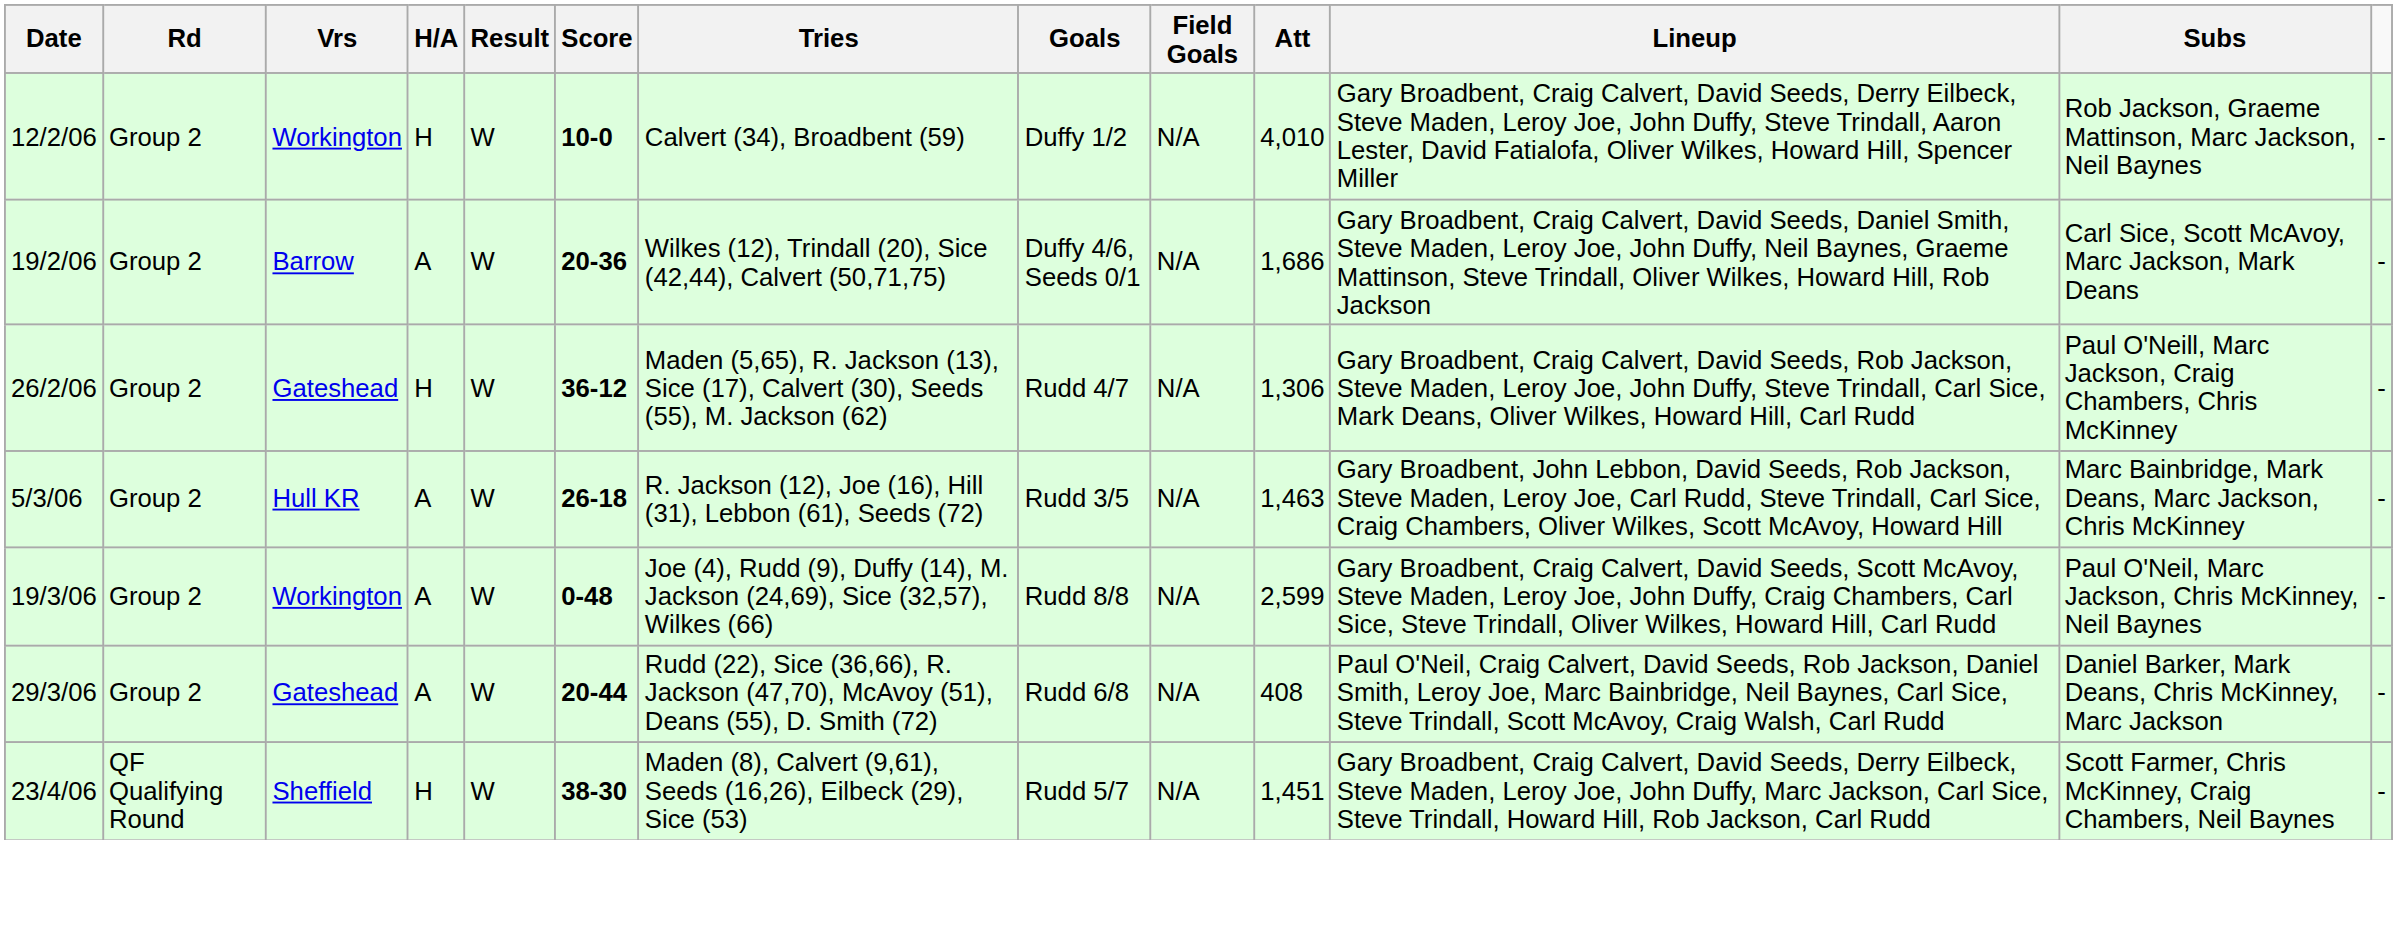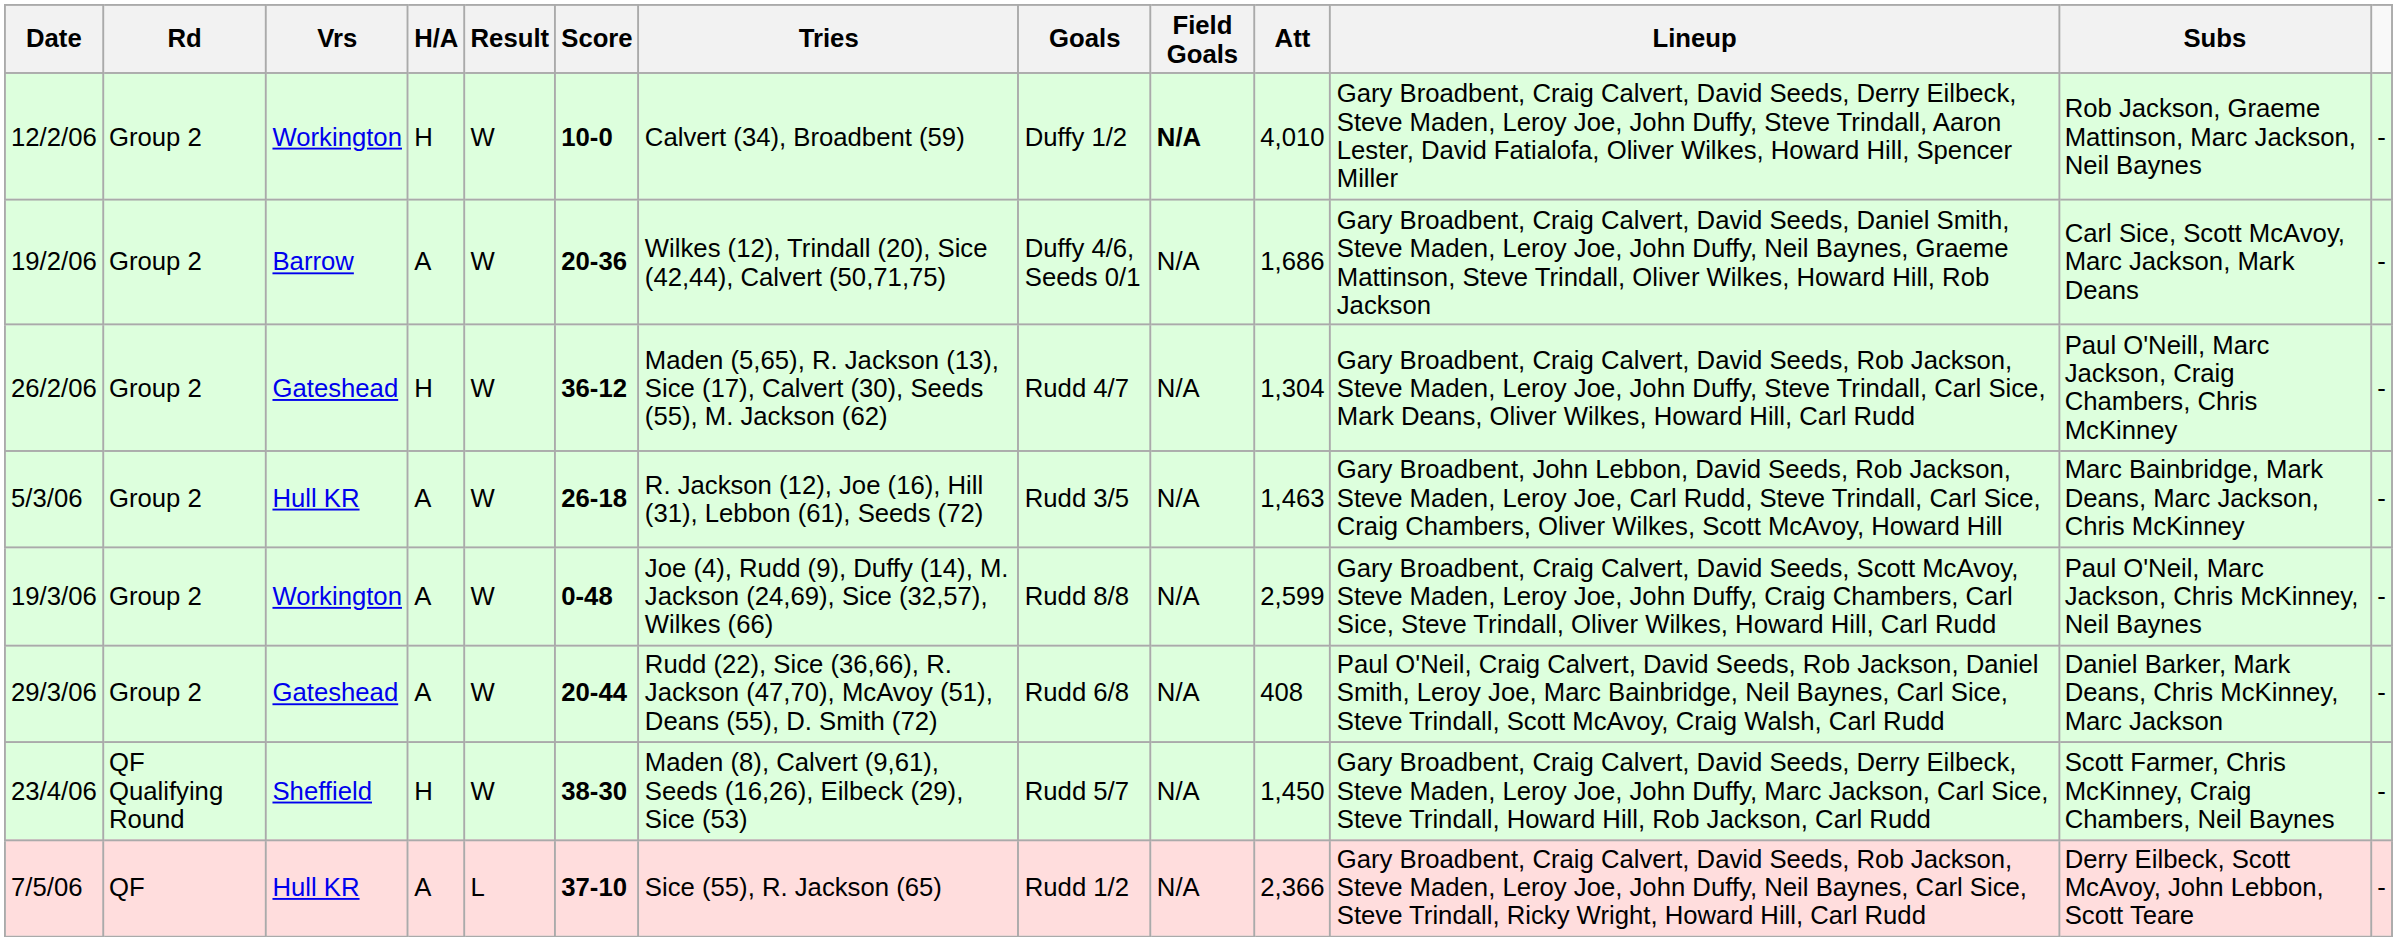(1178, 136) normal -> (1179, 136) bold
(1292, 387) 1,306 -> (1292, 387) 1,304
(1292, 790) 1,451 -> (1292, 790) 1,450
+ row: (47, 888)
